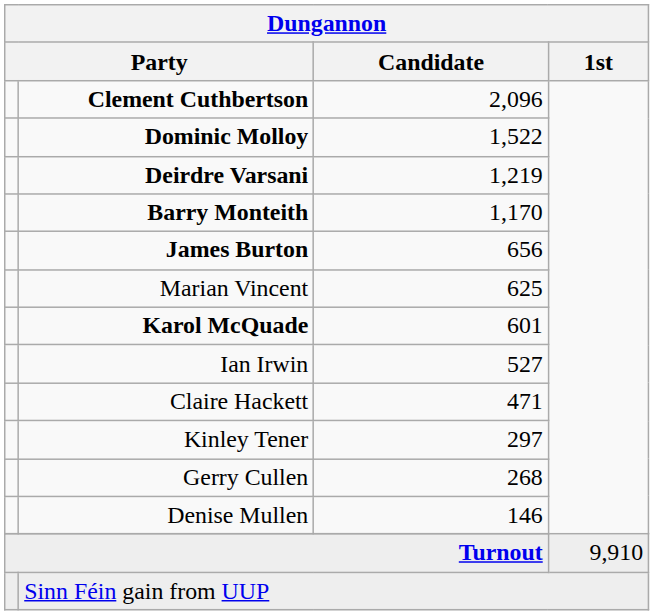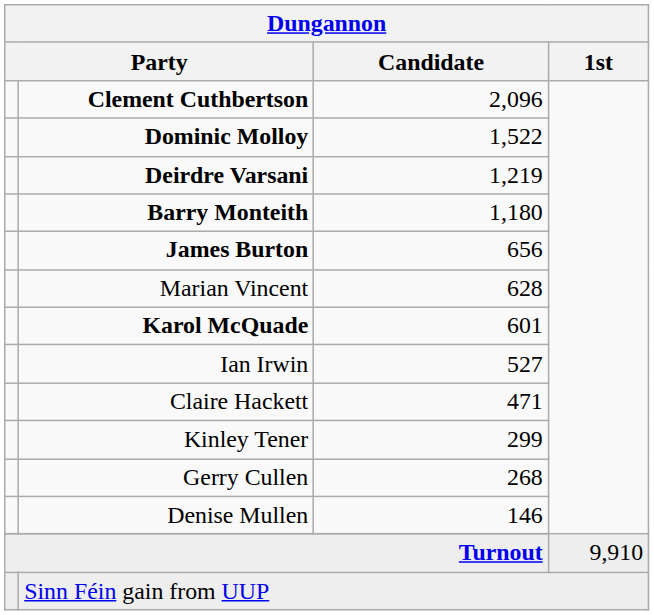(516, 212) 1,170 -> (516, 212) 1,180
(525, 288) 625 -> (525, 288) 628
(525, 439) 297 -> (525, 439) 299
